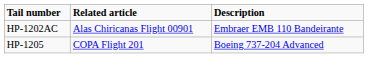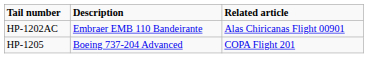columns swapped: (239, 12) <-> (105, 12)
